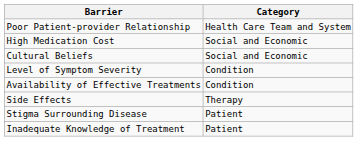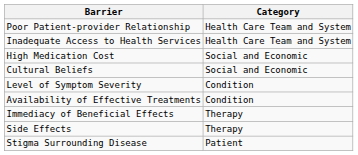+ row: (104, 41)
+ row: (90, 114)
- row: (96, 129)
